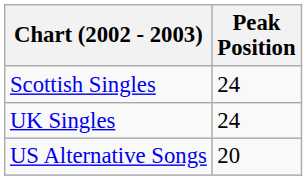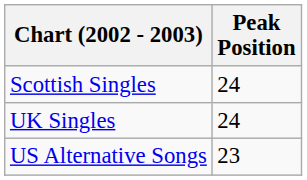(229, 156) 20 -> (229, 156) 23
